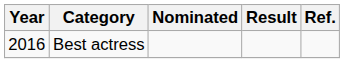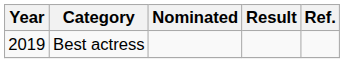(27, 44) 2016 -> (27, 44) 2019
